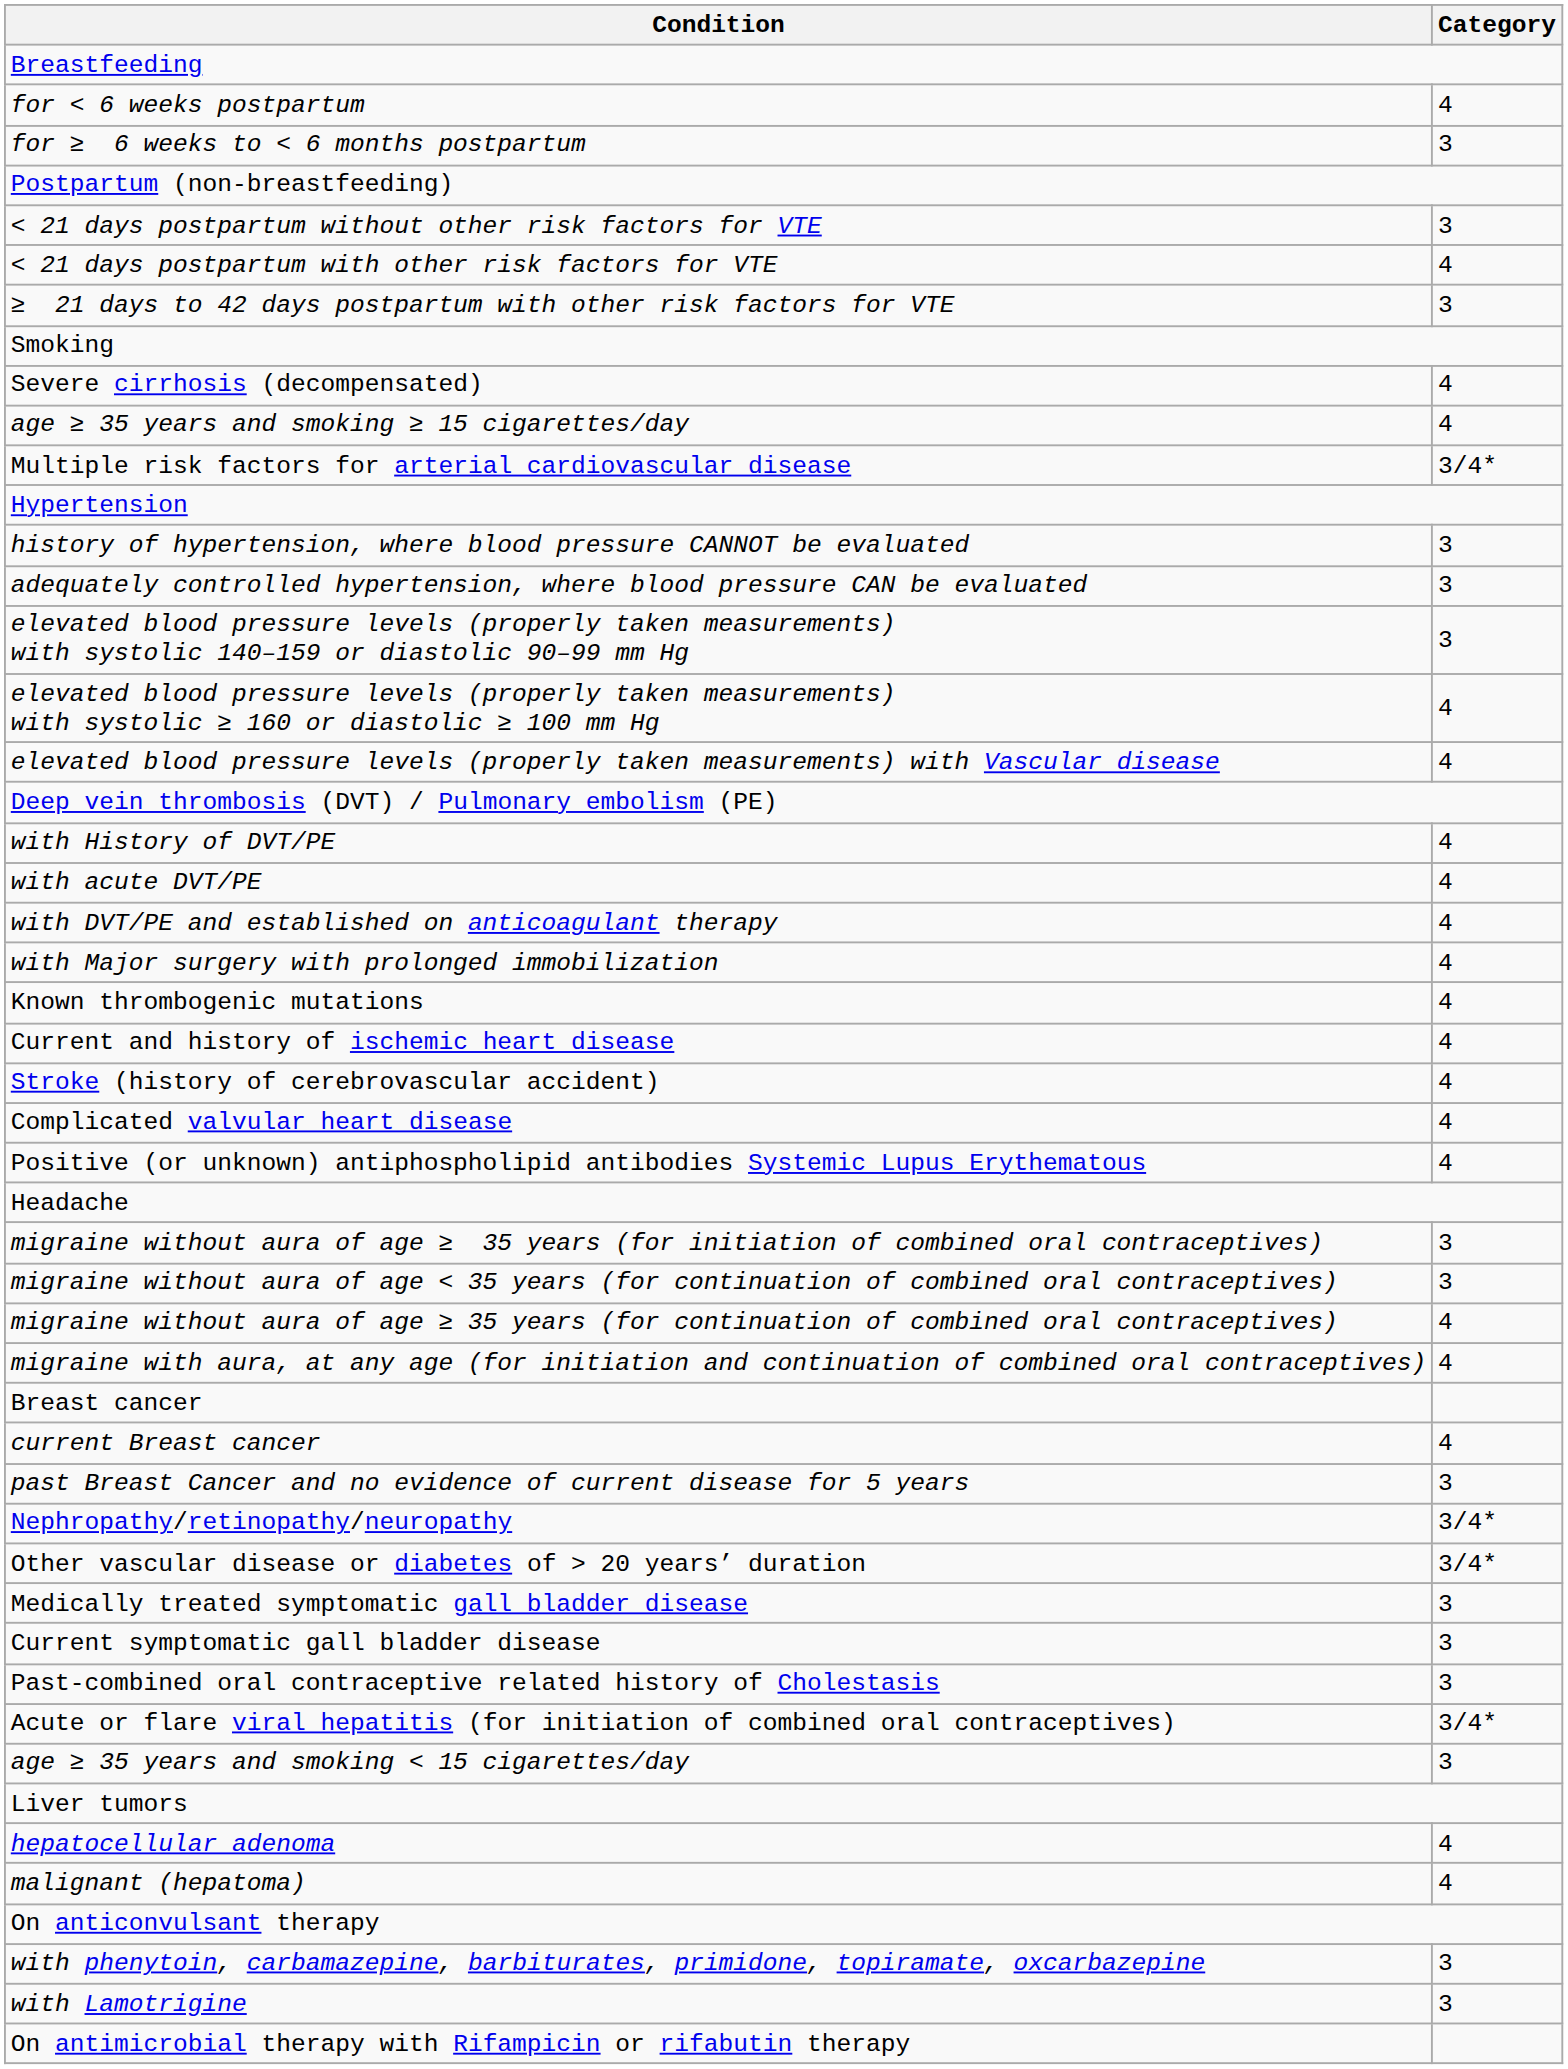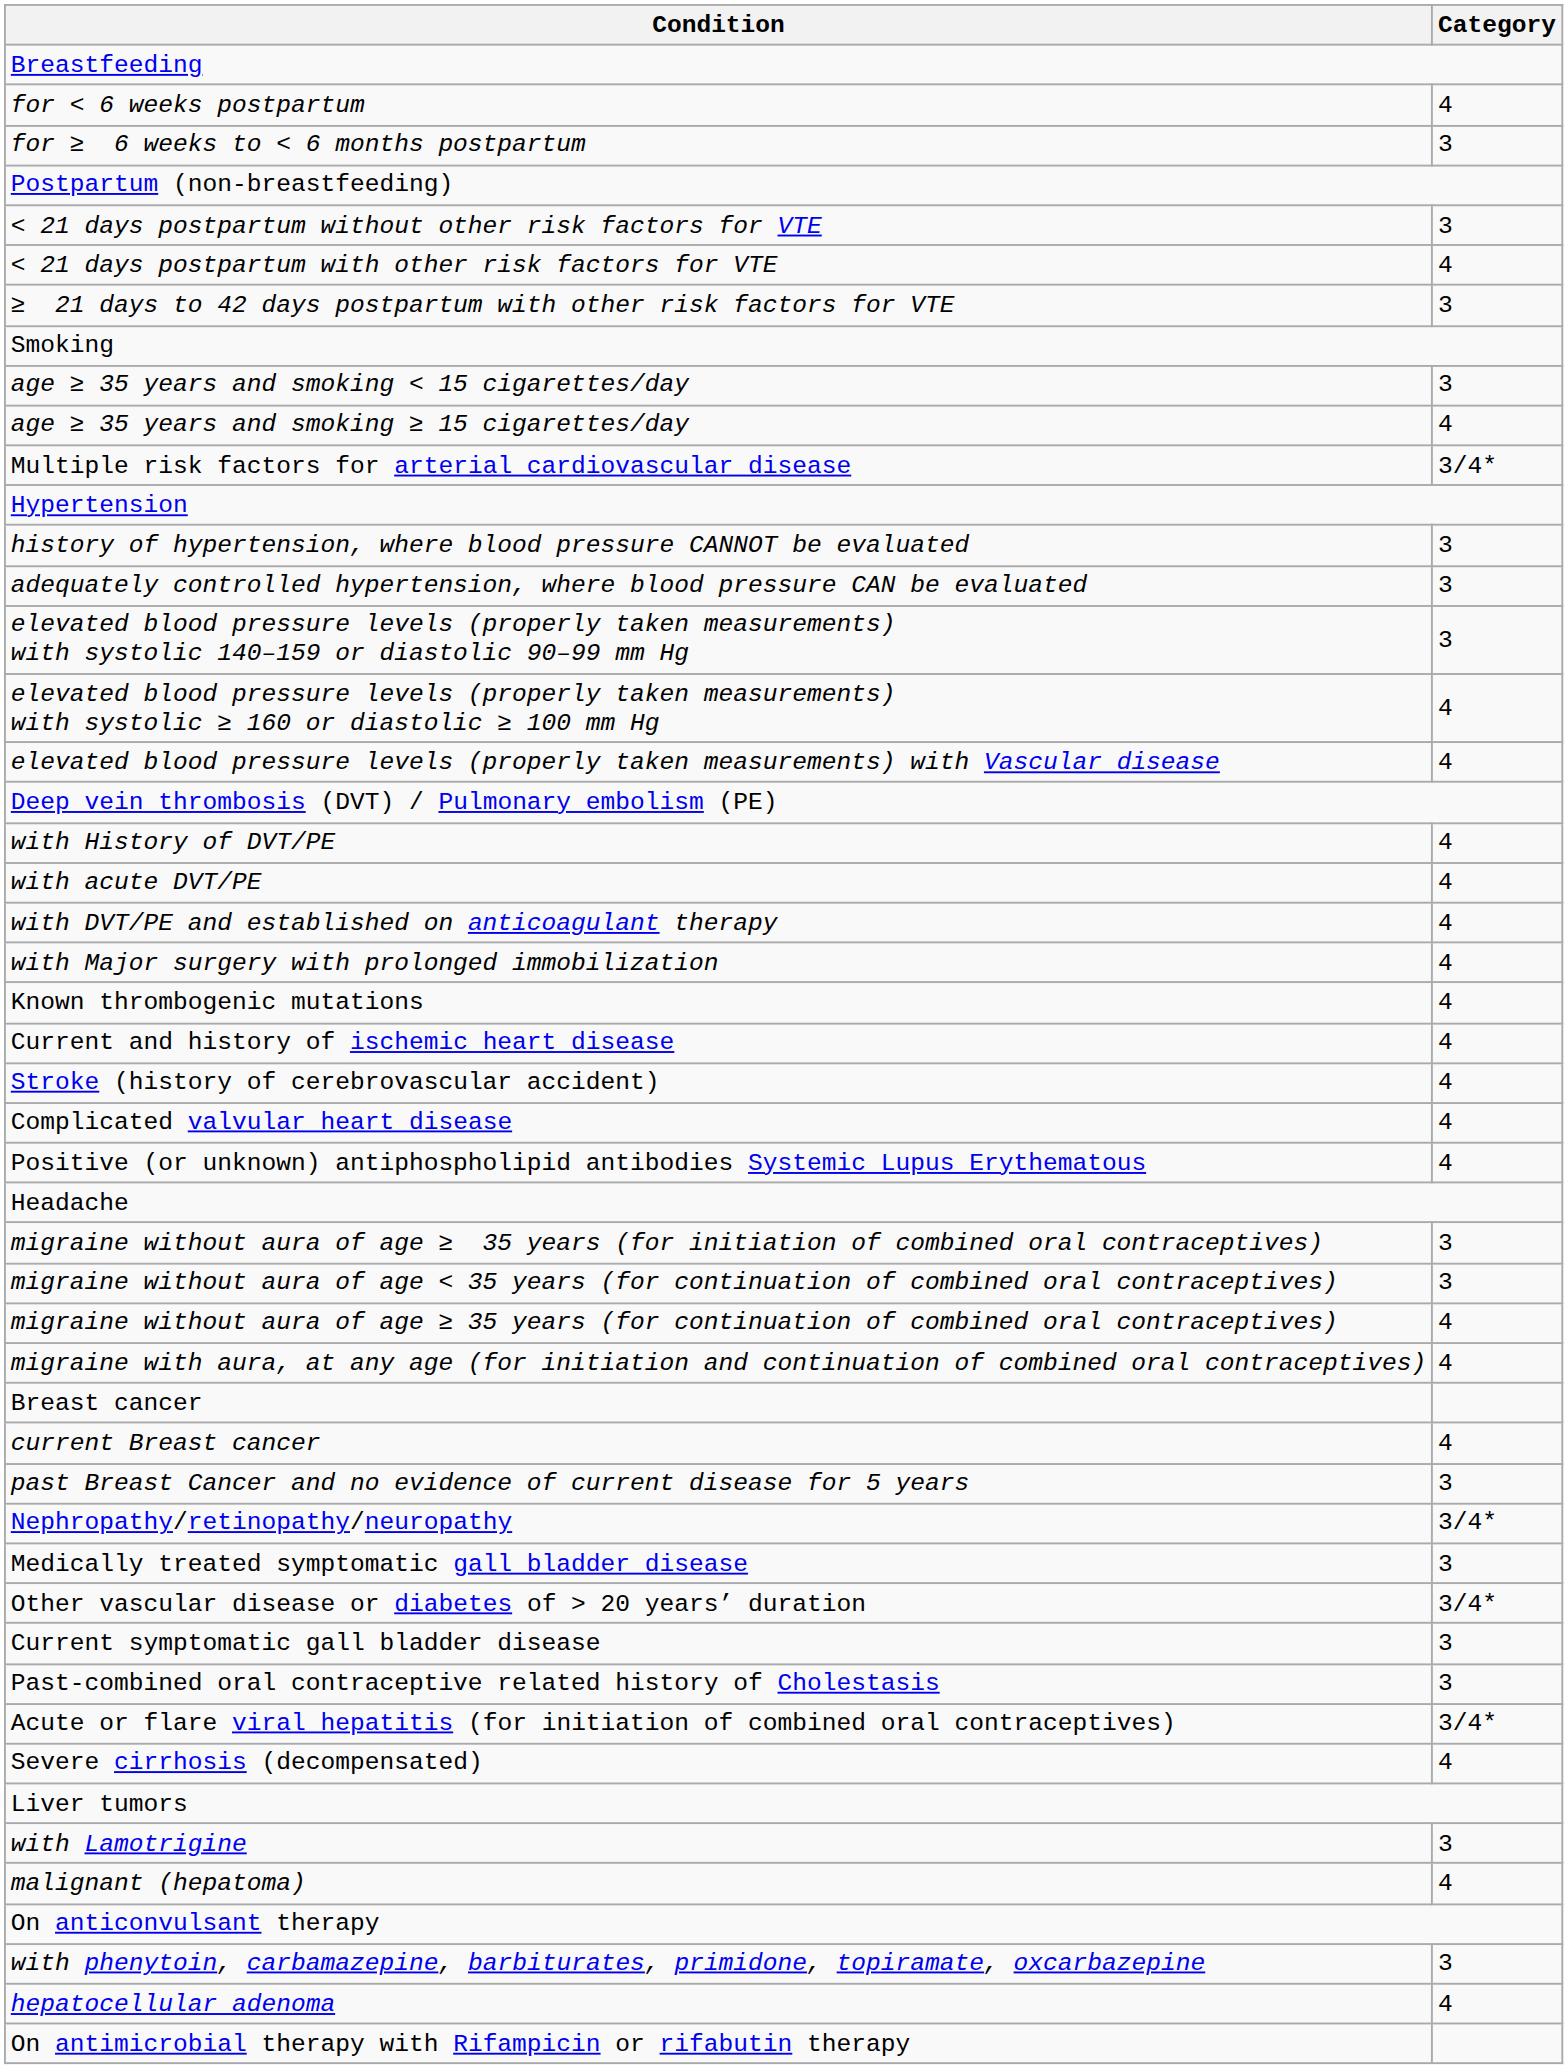rows swapped: (350, 1764) <-> (247, 385)
rows swapped: (438, 1563) <-> (379, 1603)
rows swapped: (173, 1844) <-> (129, 2004)
